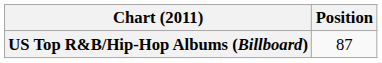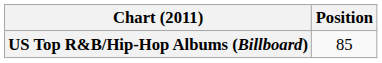(344, 44) 87 -> (344, 44) 85
